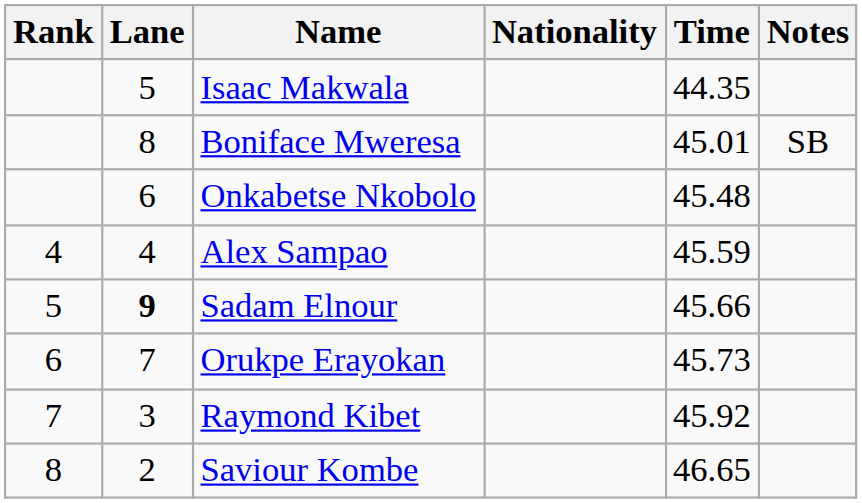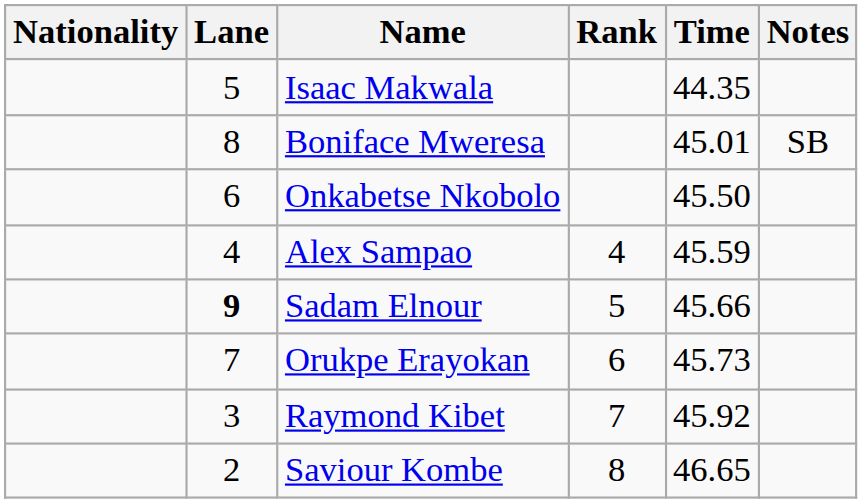columns swapped: (53, 31) <-> (574, 31)
(712, 196) 45.48 -> (712, 196) 45.50
